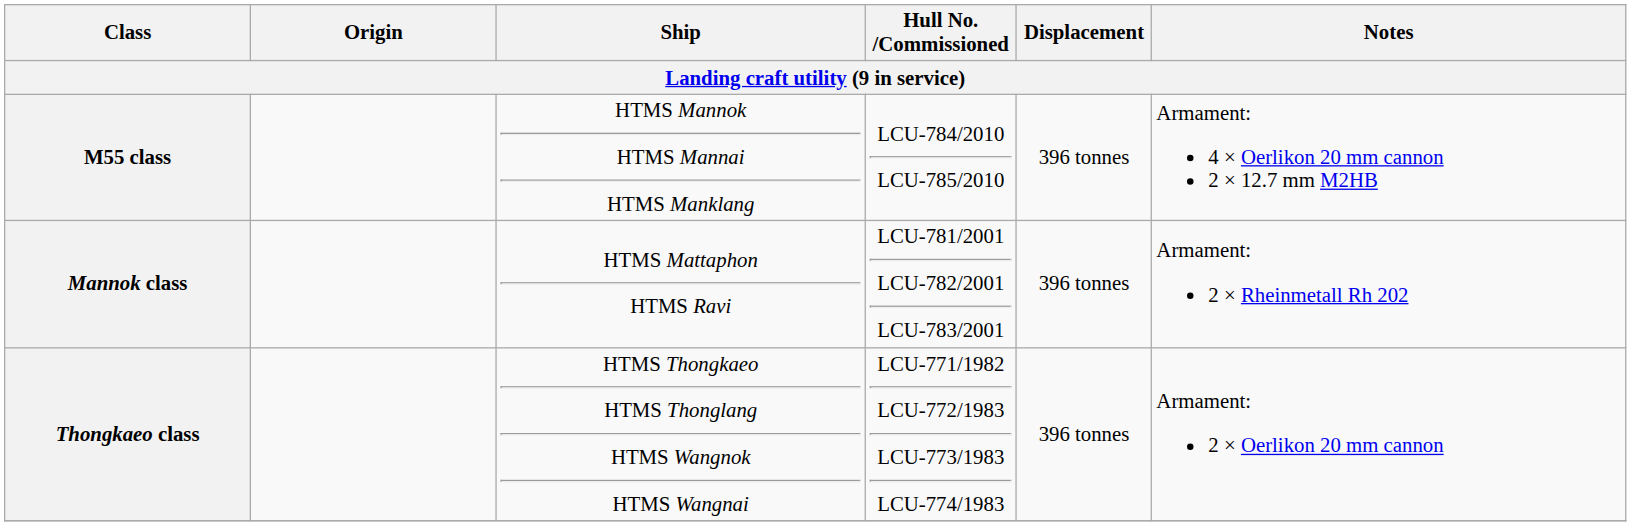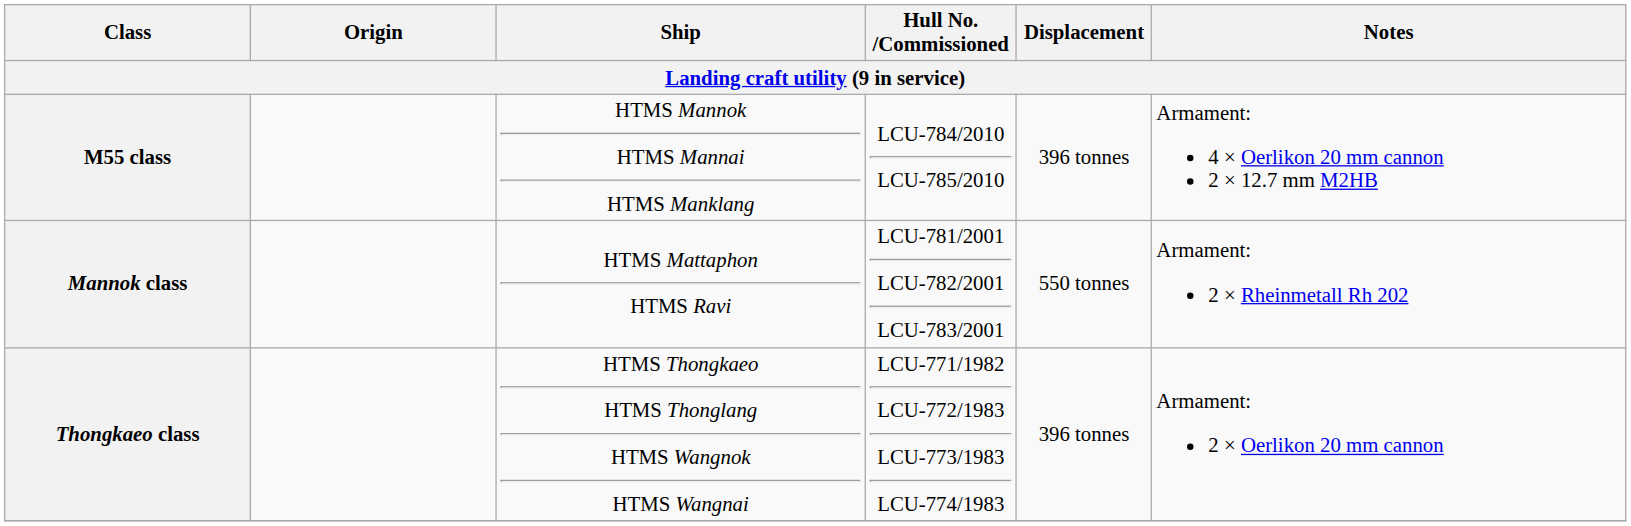(1084, 283) 396 tonnes -> (1084, 283) 550 tonnes
